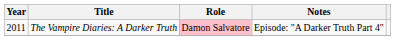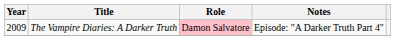(16, 27) 2011 -> (16, 27) 2009
